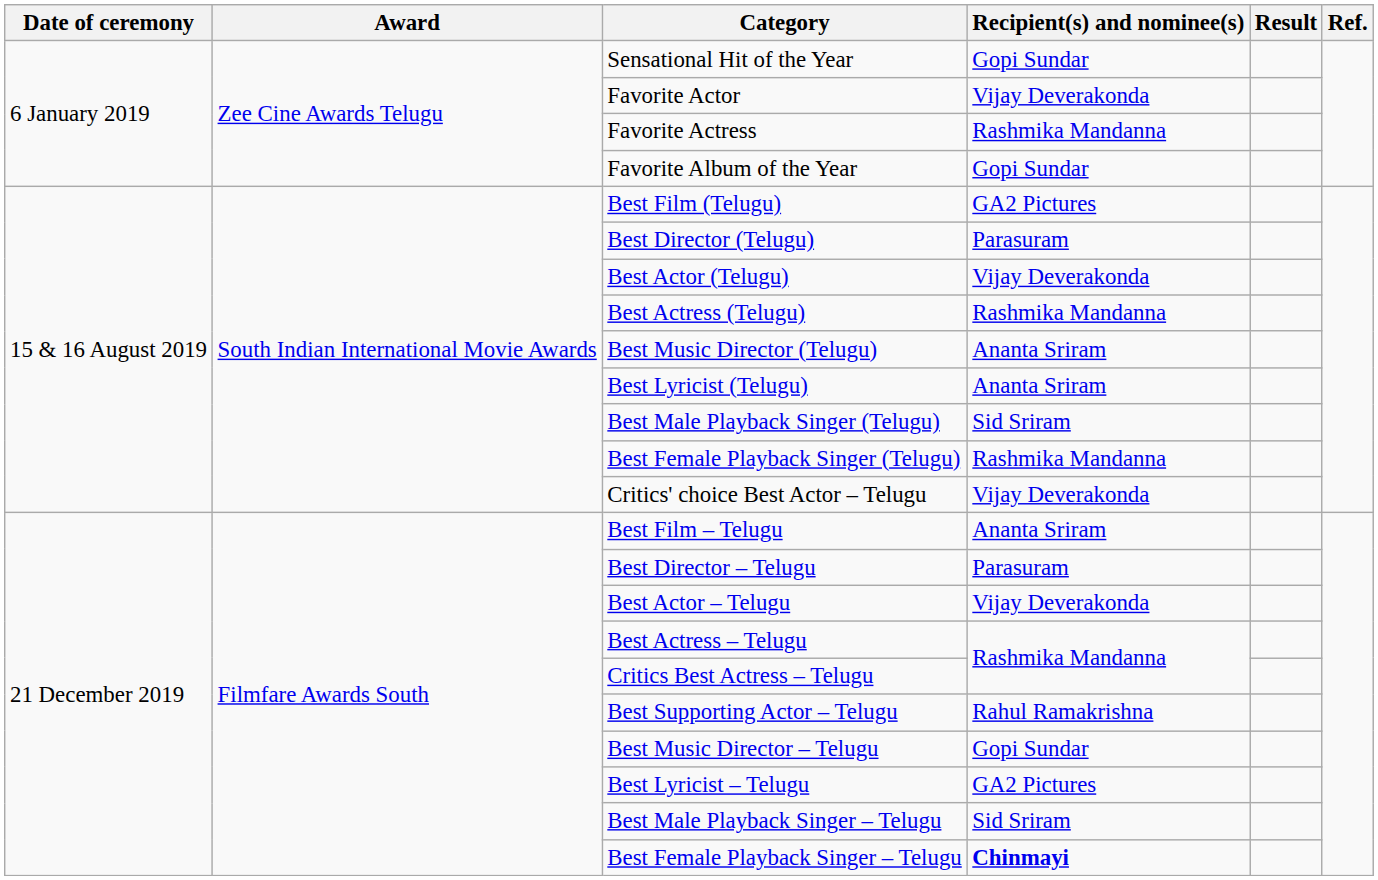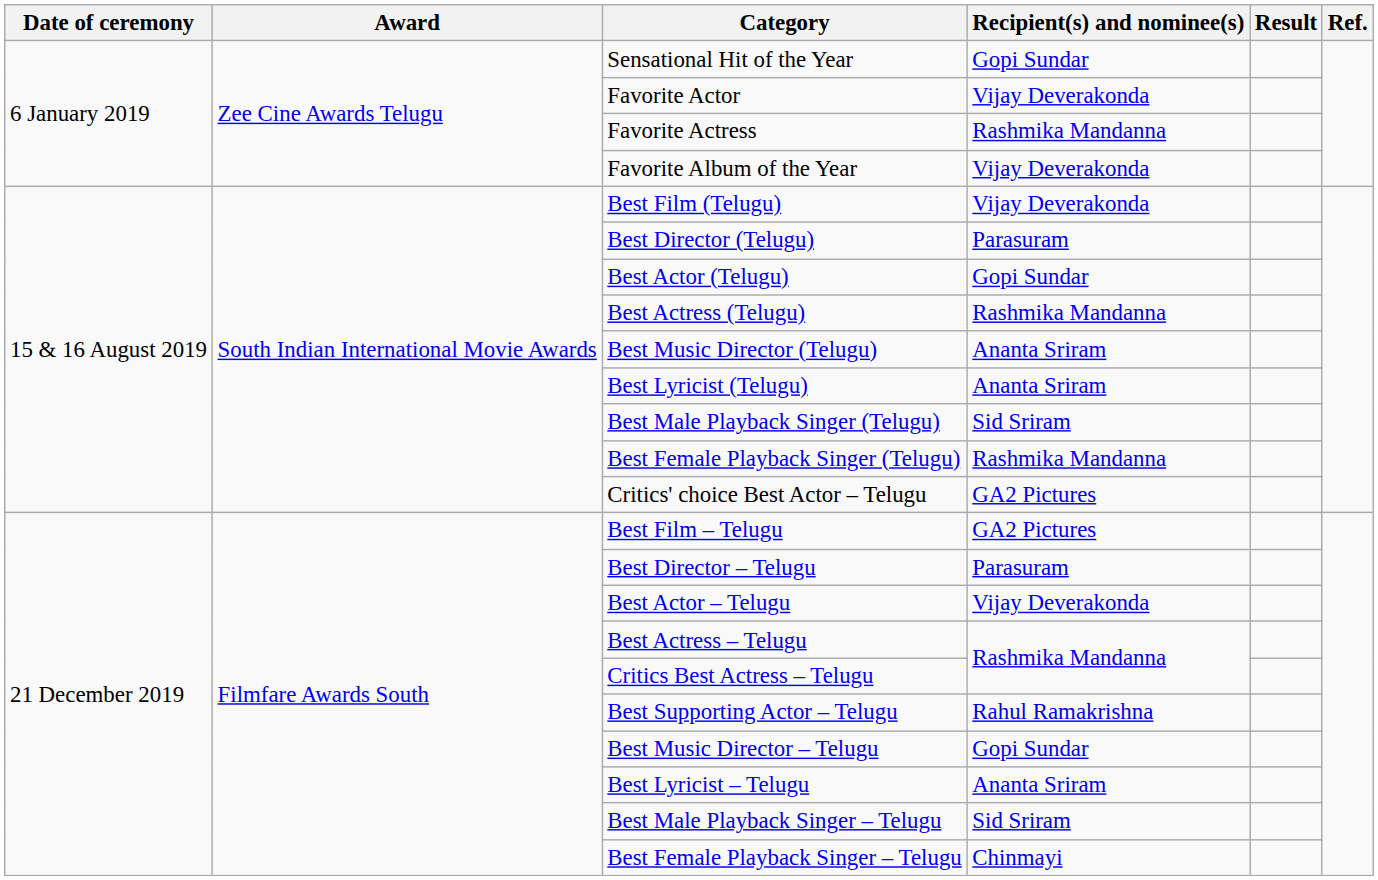(1030, 167) Gopi Sundar -> (1061, 167) Vijay Deverakonda
(1034, 204) GA2 Pictures -> (1061, 204) Vijay Deverakonda
(1061, 276) Vijay Deverakonda -> (1030, 276) Gopi Sundar
(1061, 494) Vijay Deverakonda -> (1034, 494) GA2 Pictures
(1039, 530) Ananta Sriram -> (1034, 530) GA2 Pictures
(1034, 784) GA2 Pictures -> (1039, 784) Ananta Sriram
(1021, 857) bold -> (1017, 857) normal
